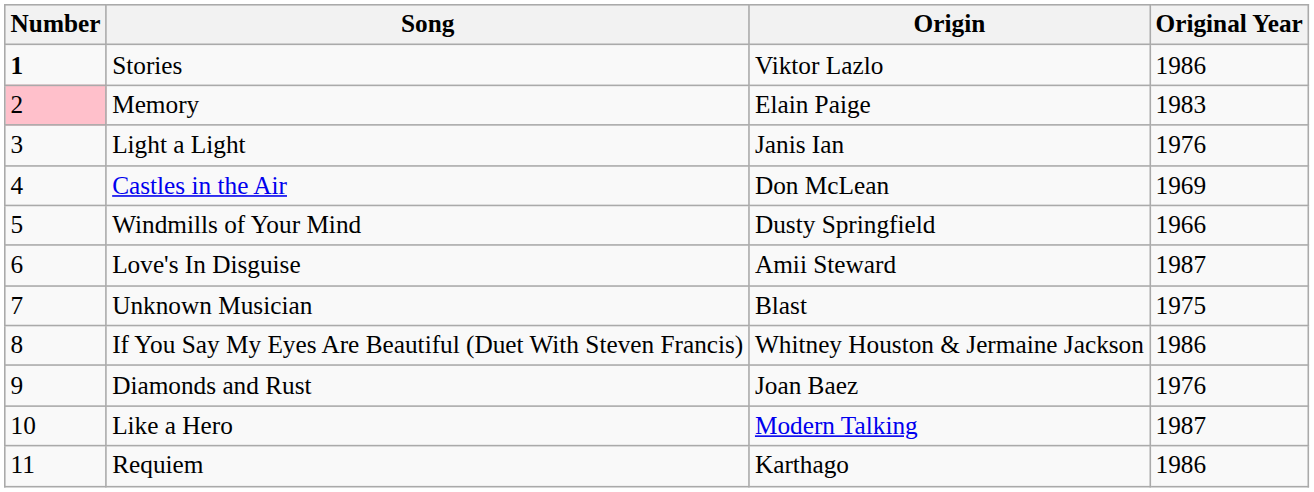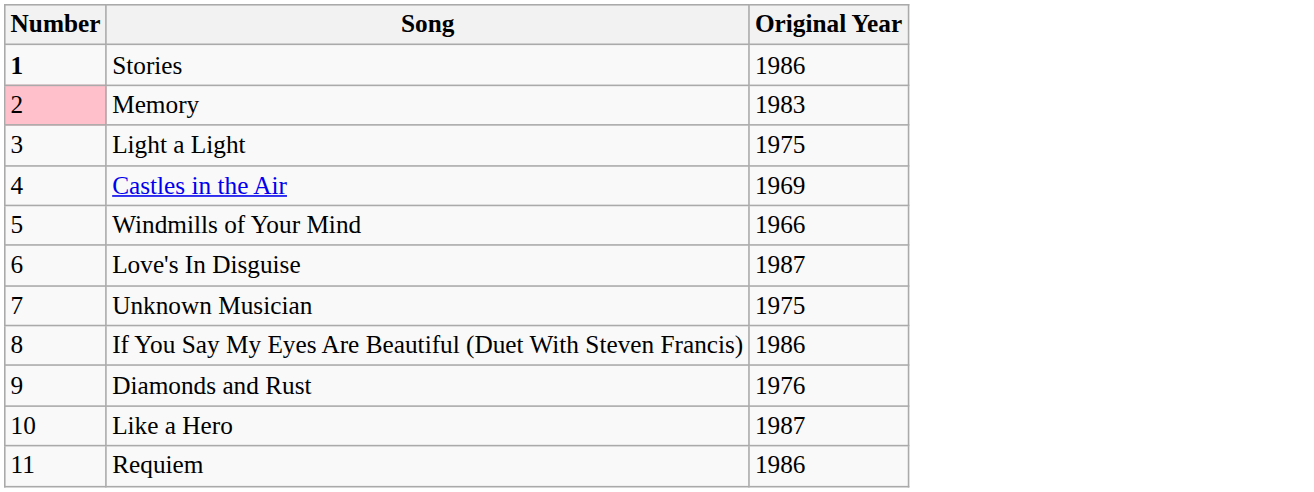- column: (949, 24)
(1181, 144) 1976 -> (780, 144) 1975
